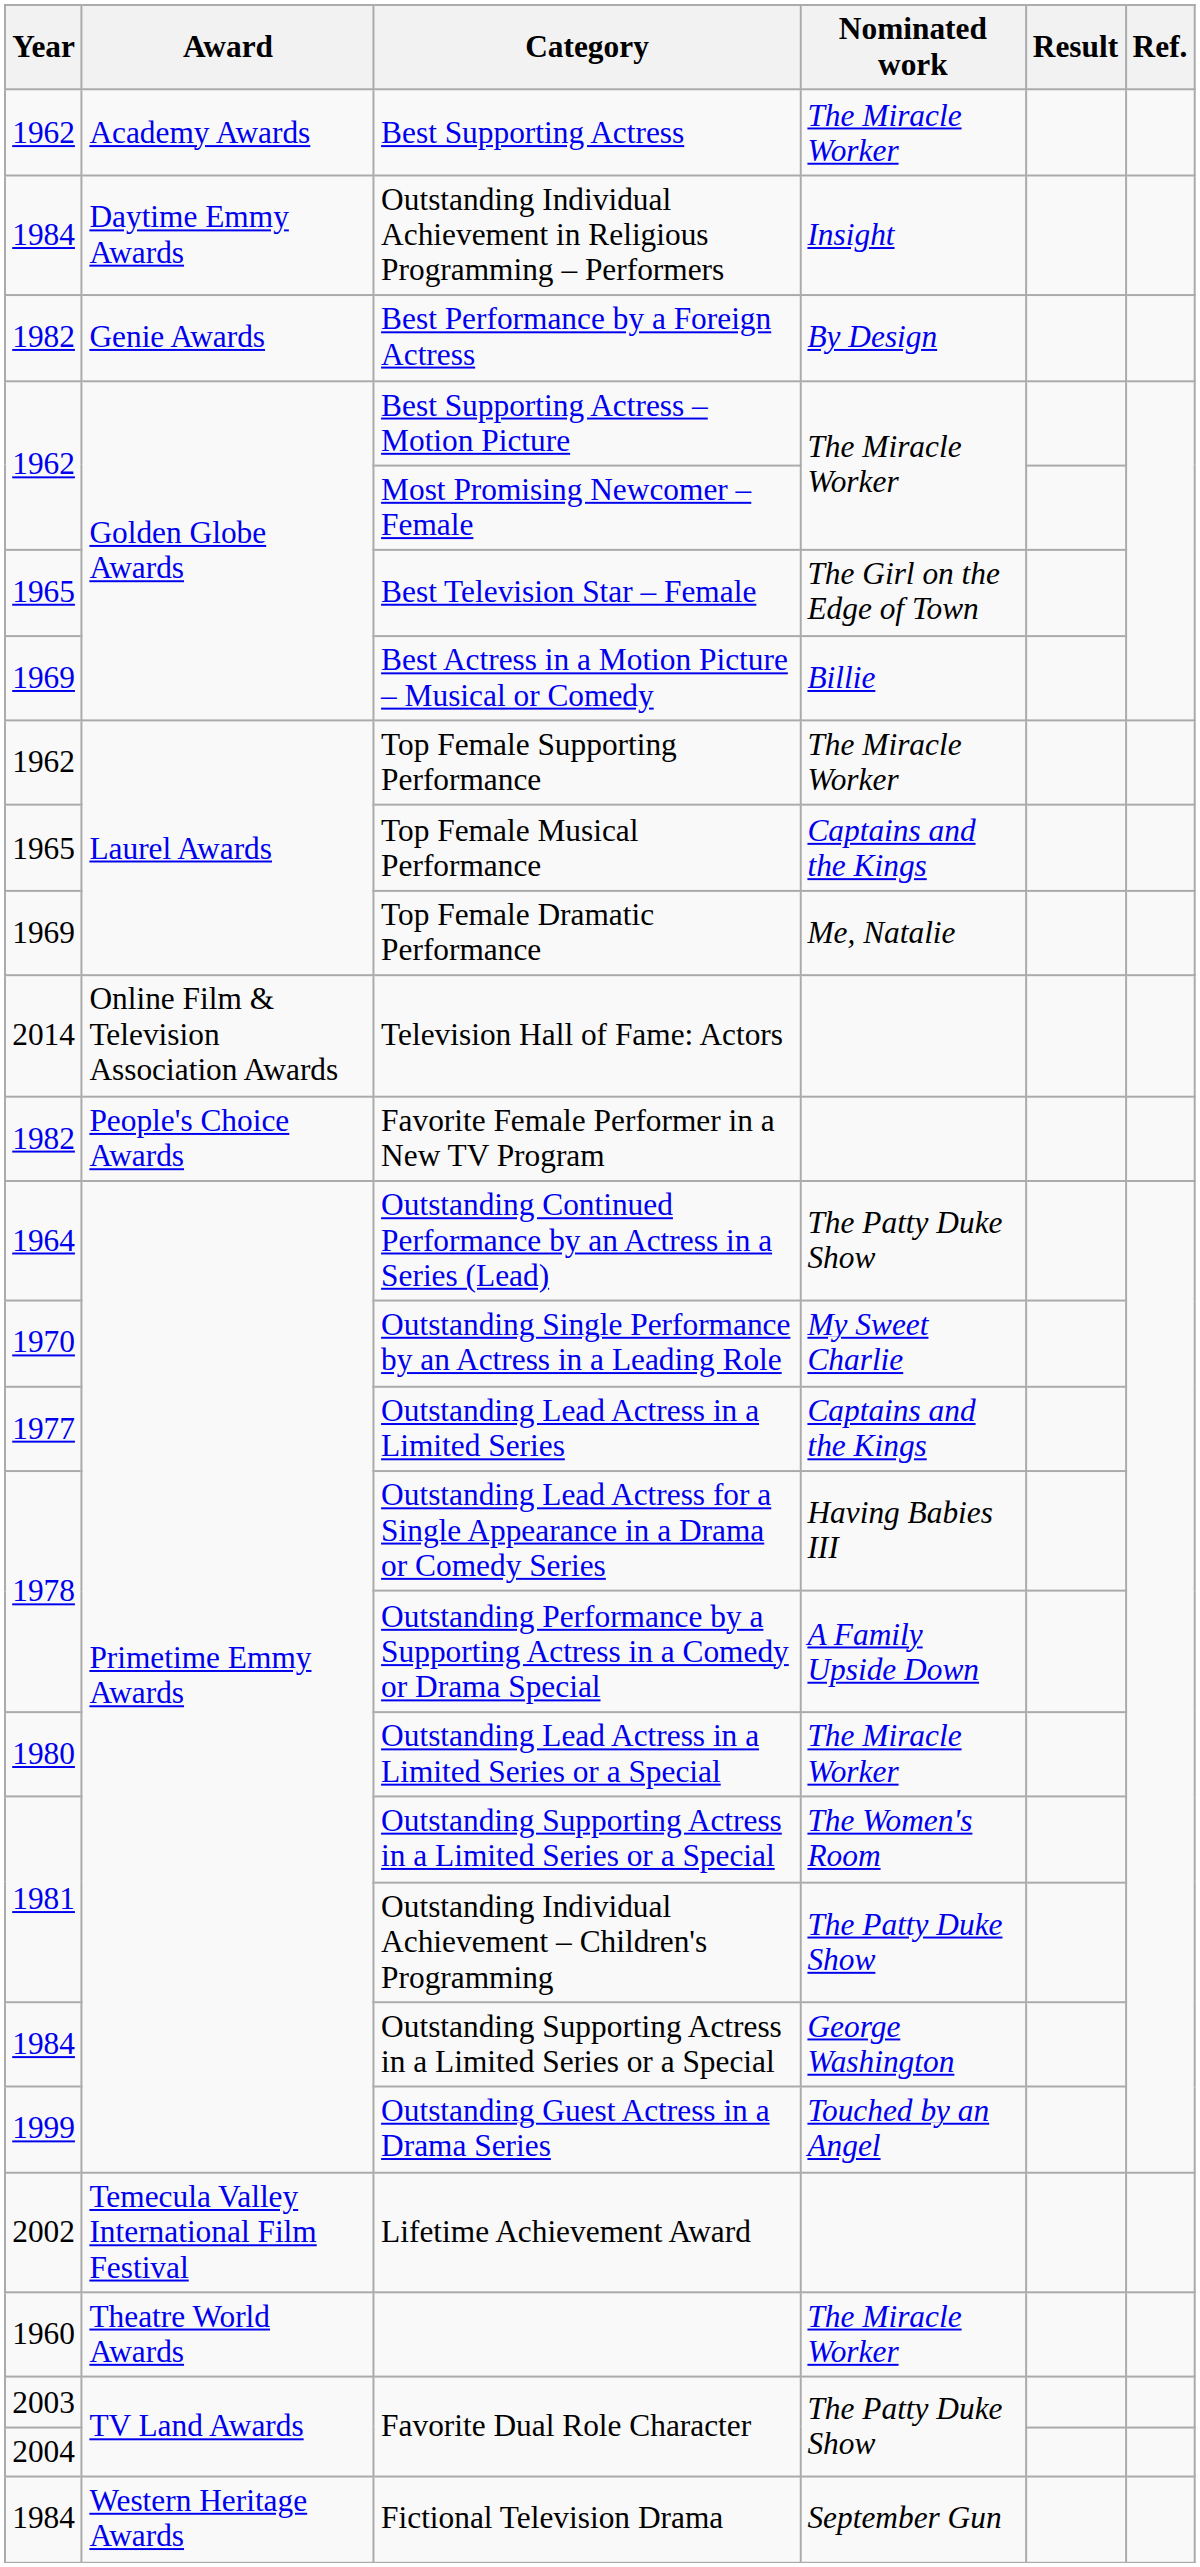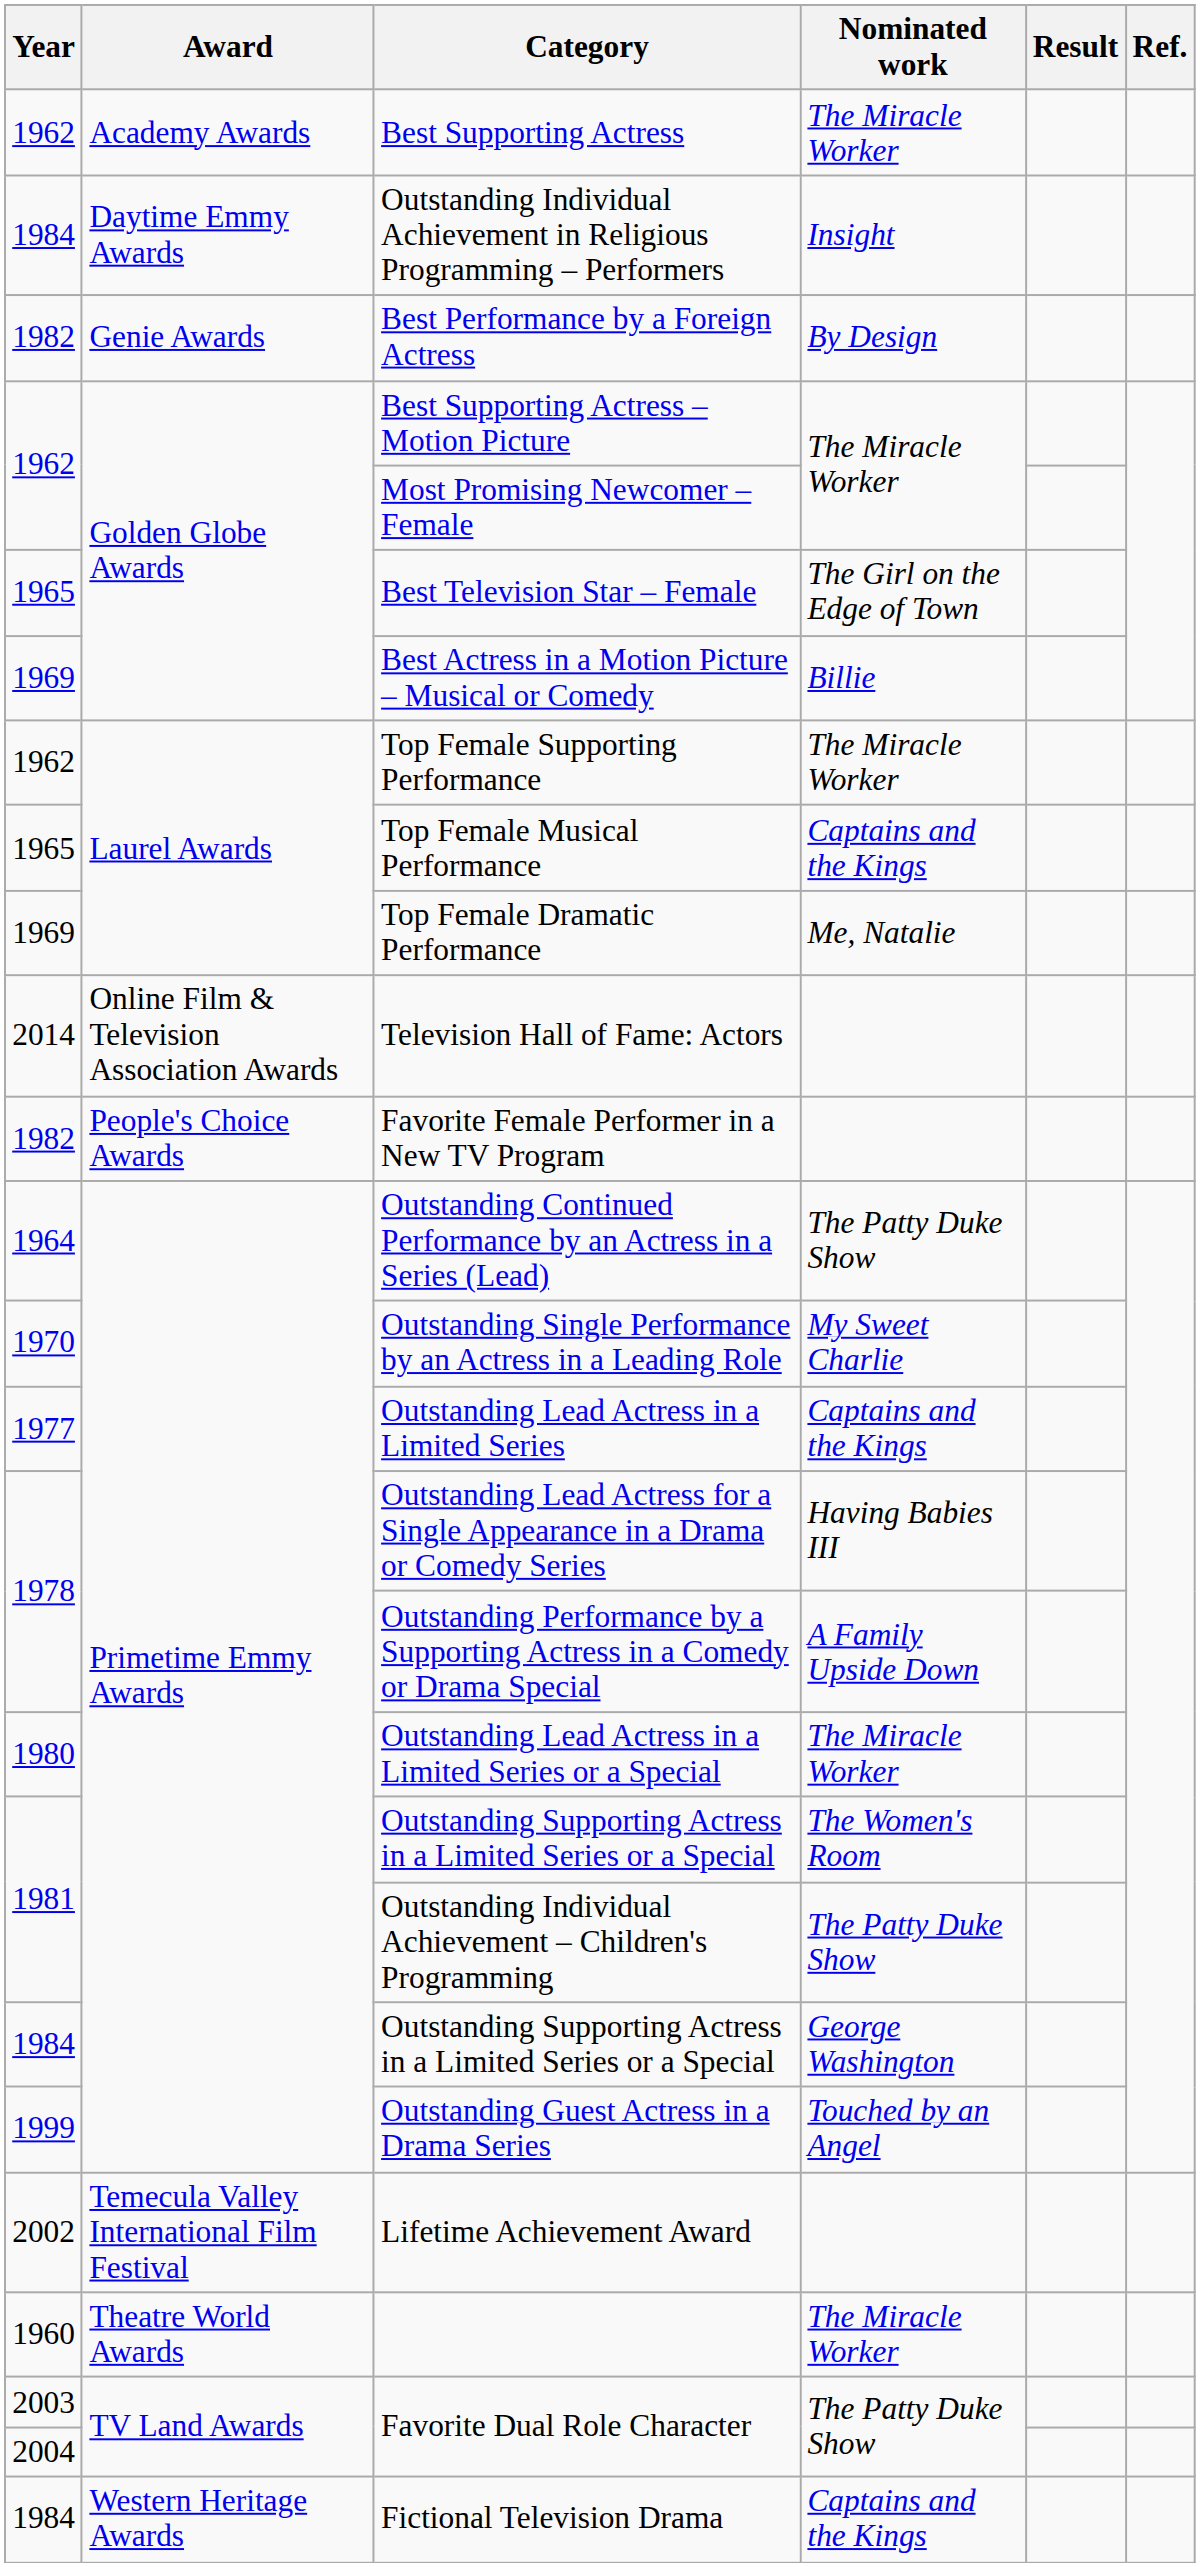(905, 2518) September Gun -> (891, 2518) Captains and the Kings
